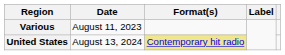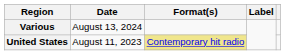(107, 27) August 11, 2023 -> (107, 27) August 13, 2024
(107, 42) August 13, 2024 -> (107, 42) August 11, 2023
